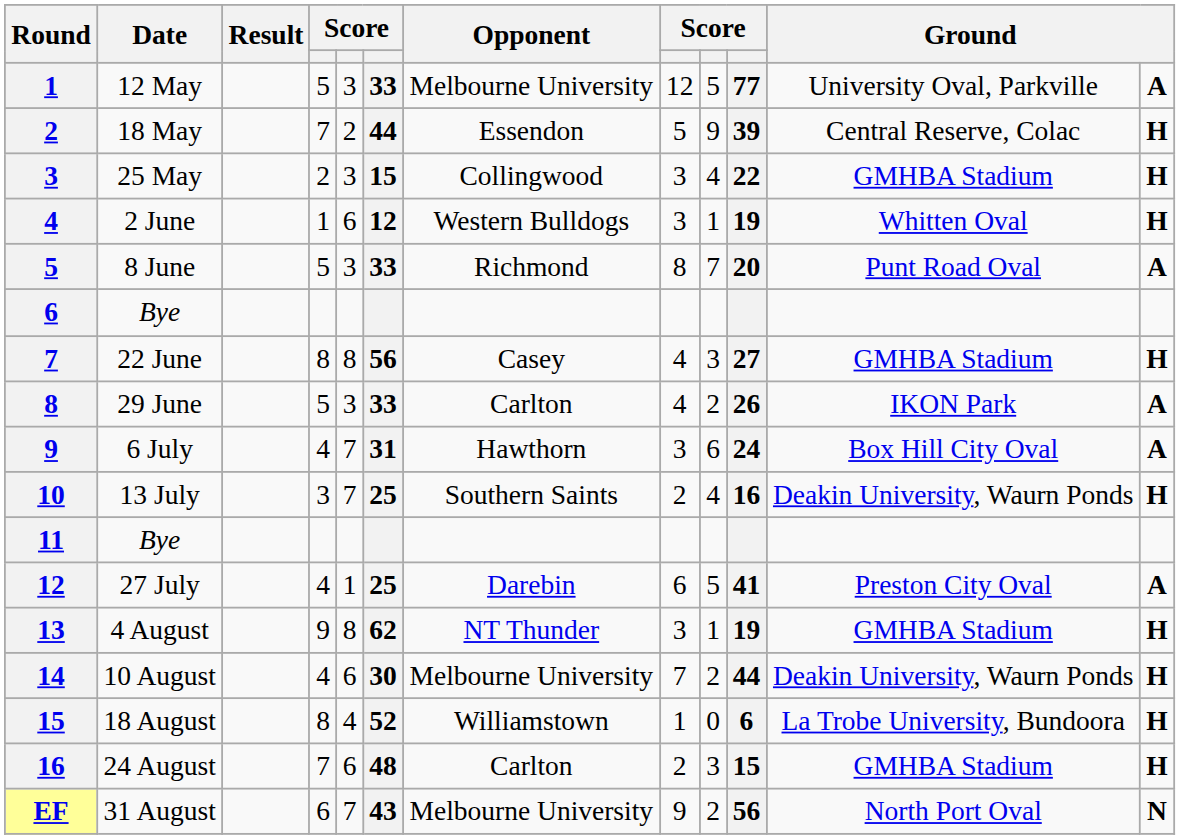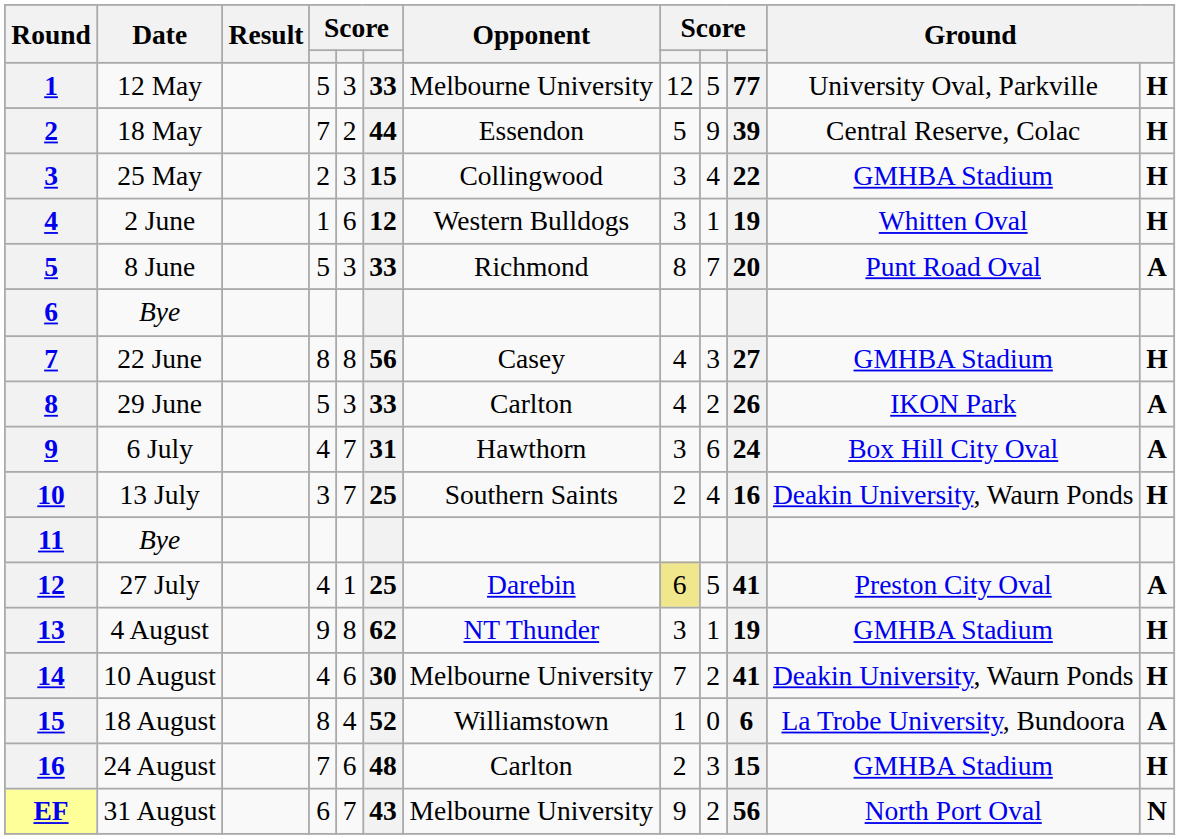(1157, 85) A -> (1157, 85) H
(680, 584) no background -> (680, 584) khaki background
(746, 675) 44 -> (746, 675) 41
(1157, 720) H -> (1157, 720) A
